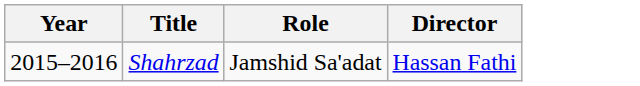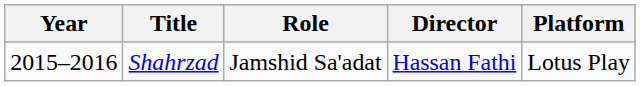+ column: (579, 23)
